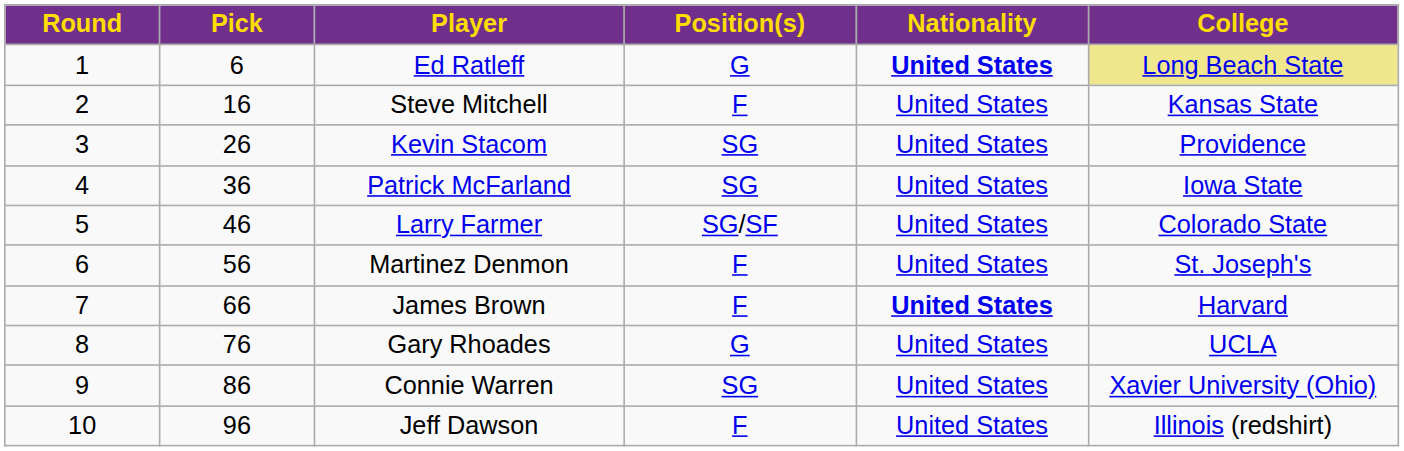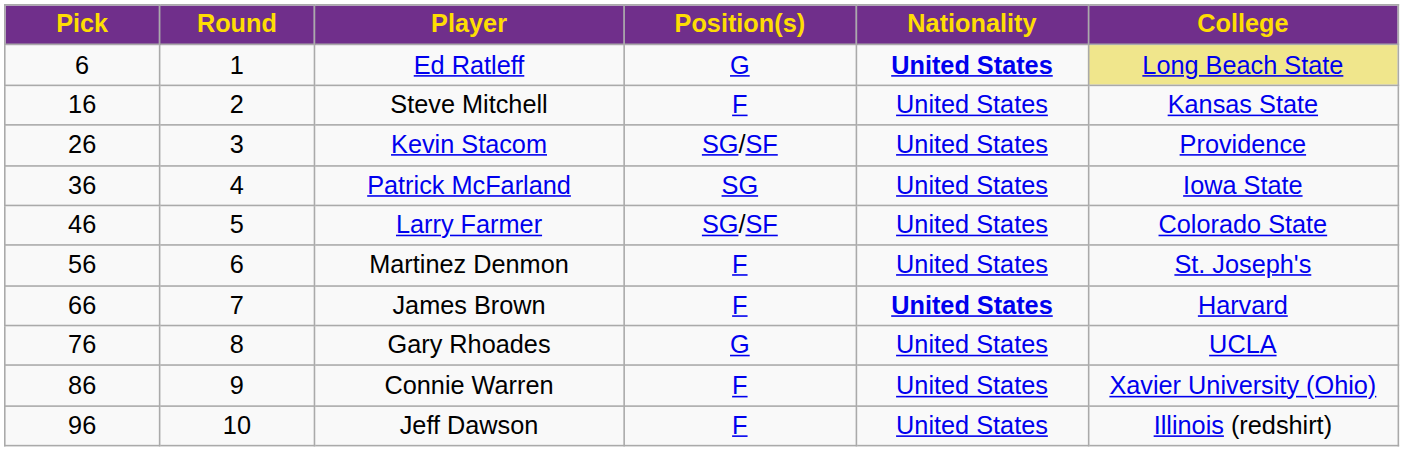columns swapped: (82, 24) <-> (237, 24)
(740, 144) SG -> (740, 144) SG/SF
(740, 385) SG -> (740, 385) F
